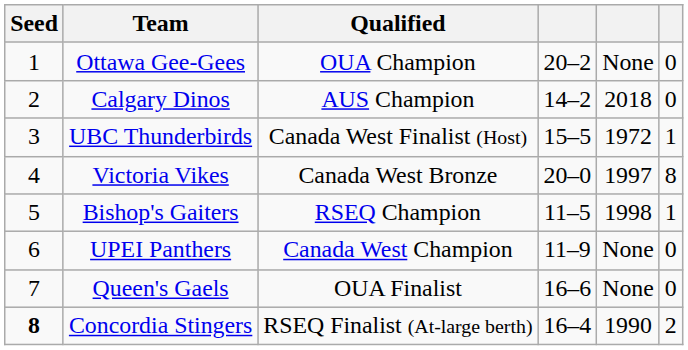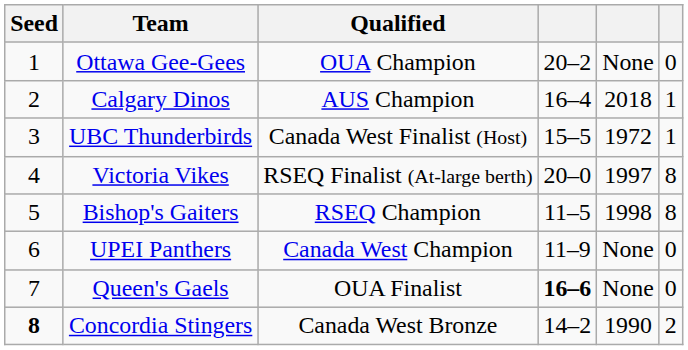(567, 99) 14–2 -> (567, 99) 16–4
(671, 99) 0 -> (671, 99) 1
(398, 174) Canada West Bronze -> (398, 174) RSEQ Finalist (At-large berth)
(671, 212) 1 -> (671, 212) 8
(567, 288) normal -> (567, 288) bold
(398, 325) RSEQ Finalist (At-large berth) -> (398, 325) Canada West Bronze
(567, 325) 16–4 -> (567, 325) 14–2
